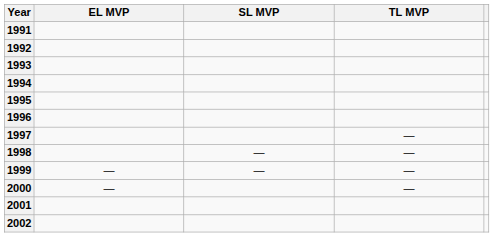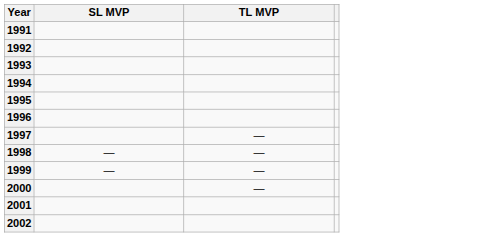- column: (109, 13)
